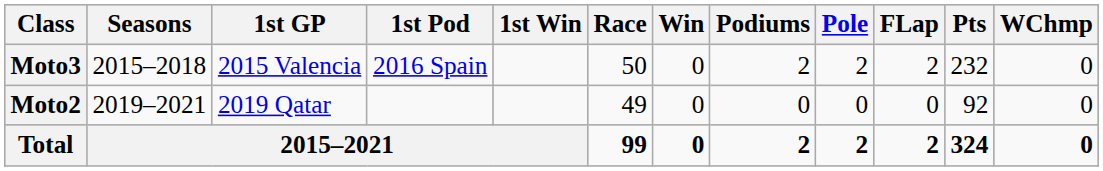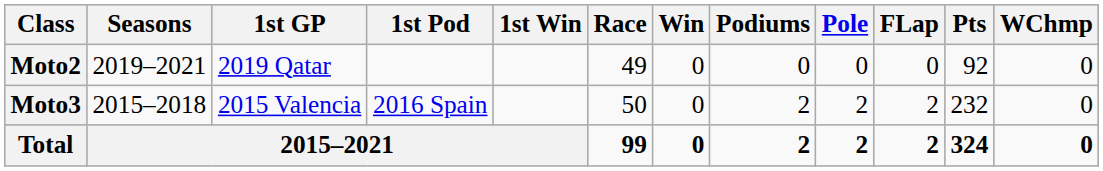rows swapped: (46, 64) <-> (46, 104)
